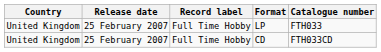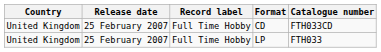rows swapped: (260, 26) <-> (260, 40)
